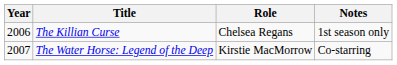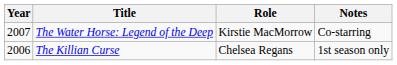rows swapped: (78, 32) <-> (124, 50)
